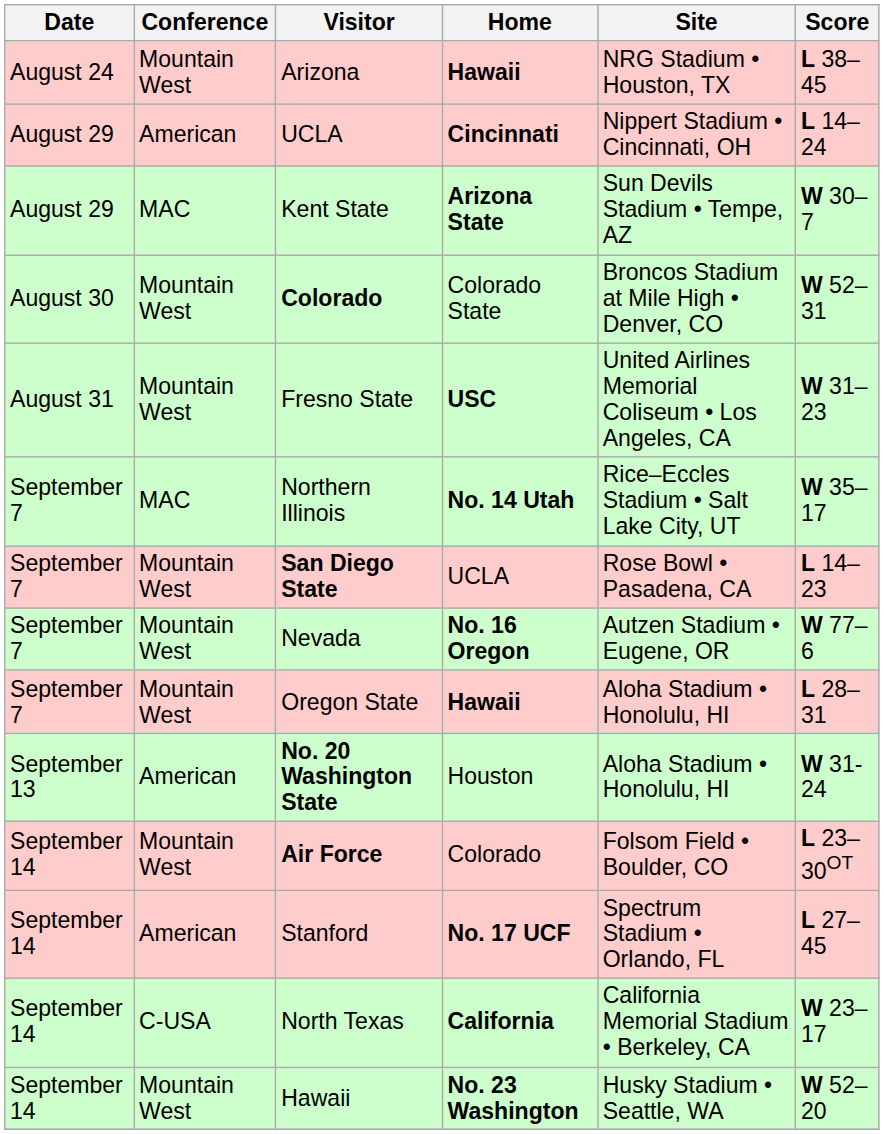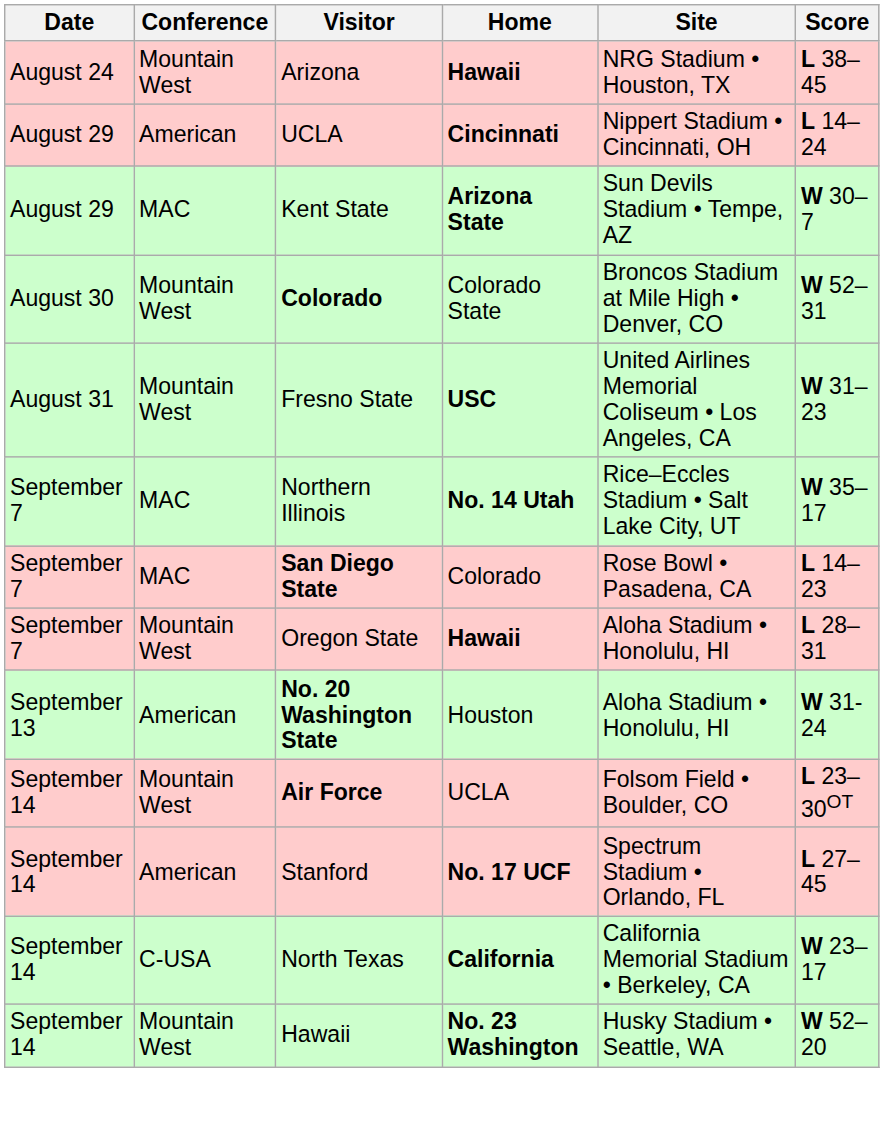(186, 576) Mountain West -> (165, 576) MAC
(478, 576) UCLA -> (494, 576) Colorado
- row: (321, 639)
(494, 855) Colorado -> (478, 793) UCLA
